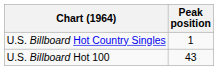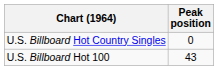(191, 40) 1 -> (191, 40) 0
